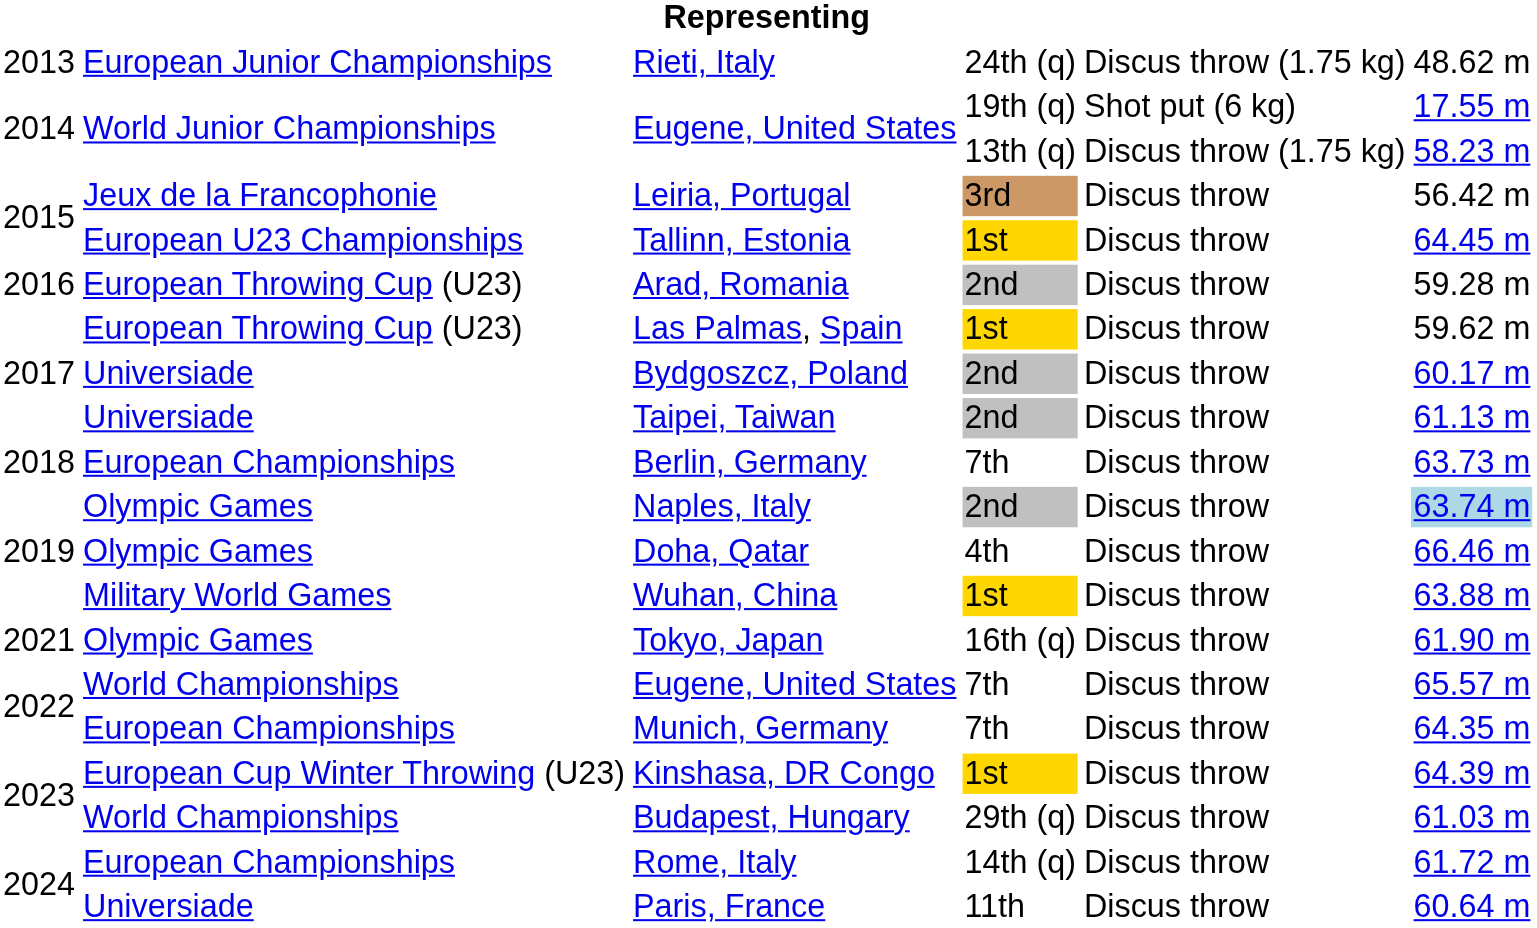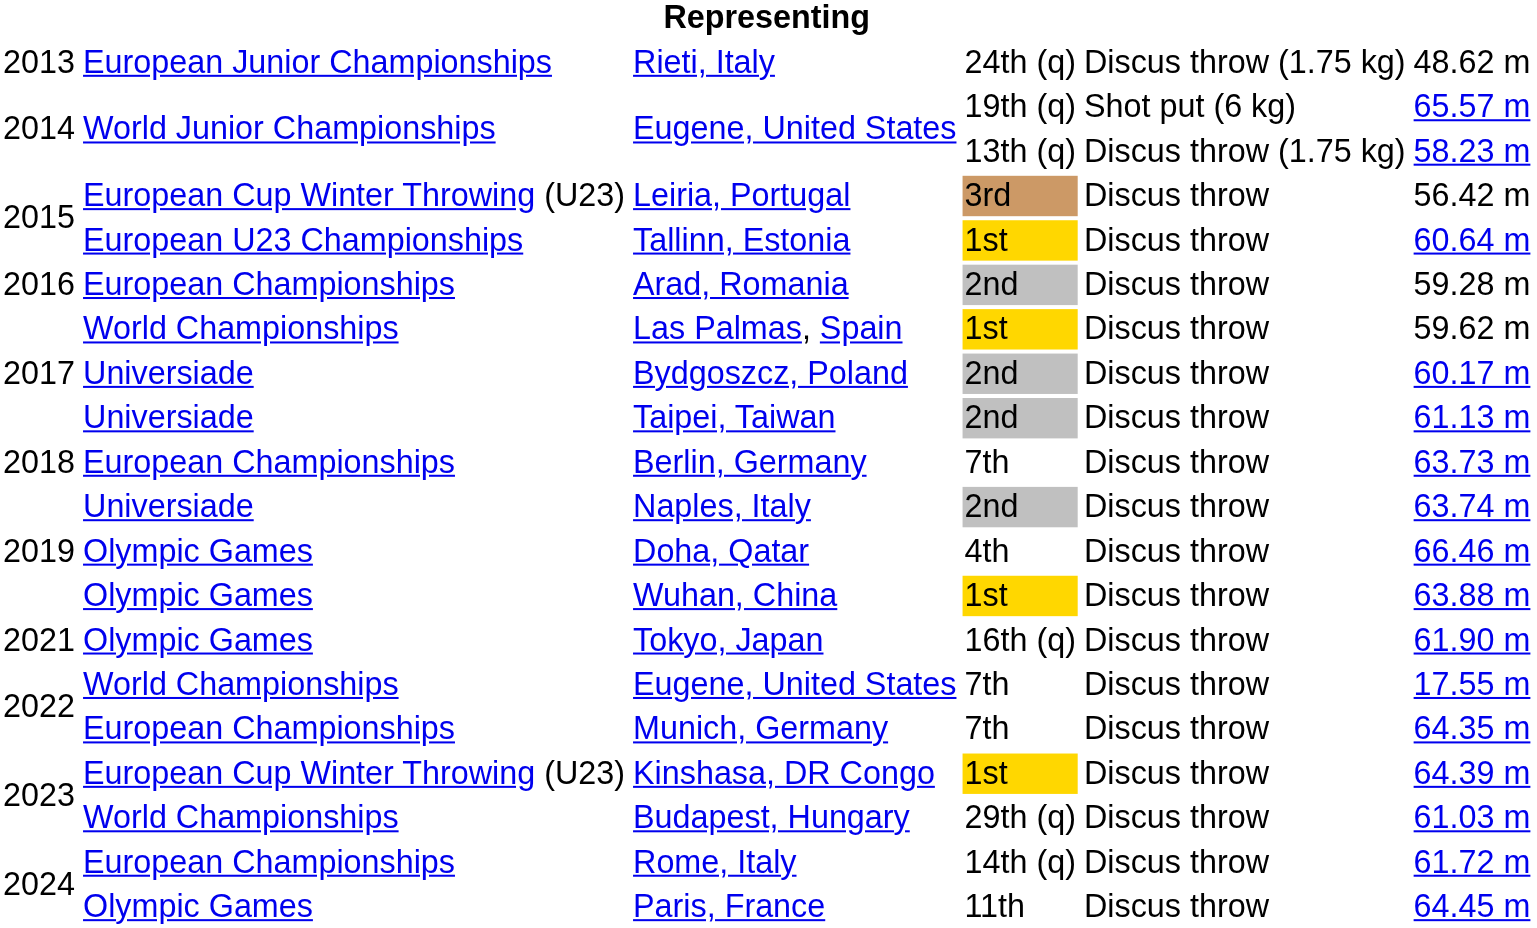(1472, 106) 17.55 m -> (1472, 106) 65.57 m
(260, 195) Jeux de la Francophonie -> (354, 195) European Cup Winter Throwing (U23)
(1472, 239) 64.45 m -> (1472, 239) 60.64 m
(303, 284) European Throwing Cup (U23) -> (269, 284) European Championships
(303, 328) European Throwing Cup (U23) -> (241, 328) World Championships
(198, 506) Olympic Games -> (168, 506) Universiade
(1472, 506) lightblue background -> (1472, 506) no background
(237, 595) Military World Games -> (198, 595) Olympic Games
(1472, 684) 65.57 m -> (1472, 684) 17.55 m
(168, 906) Universiade -> (198, 906) Olympic Games
(1472, 906) 60.64 m -> (1472, 906) 64.45 m
